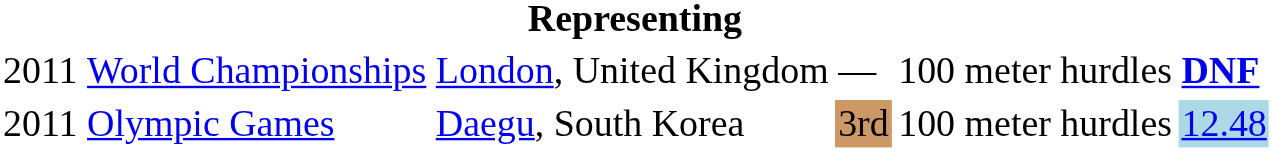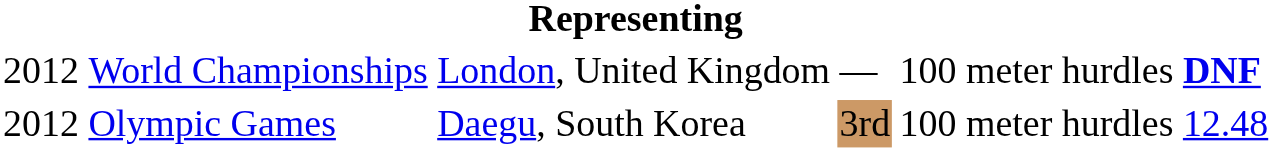(40, 70) 2011 -> (41, 70) 2012
(40, 123) 2011 -> (41, 123) 2012
(1224, 123) lightblue background -> (1226, 123) no background
